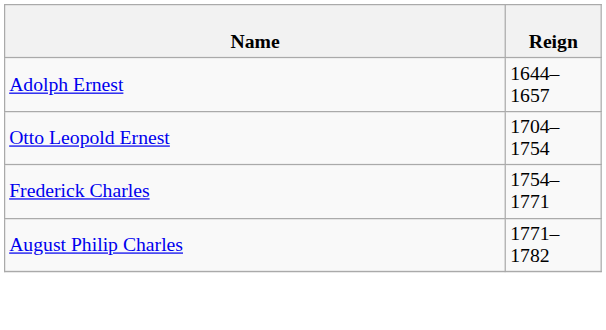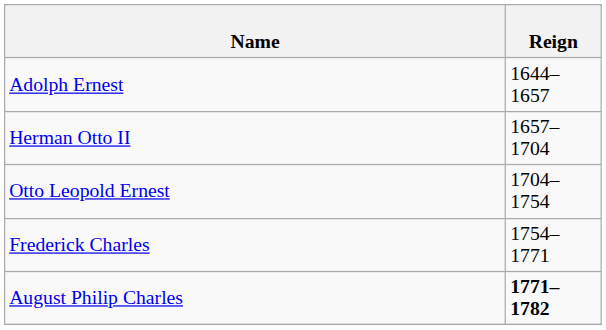+ row: (70, 137)
(535, 244) normal -> (535, 297) bold
